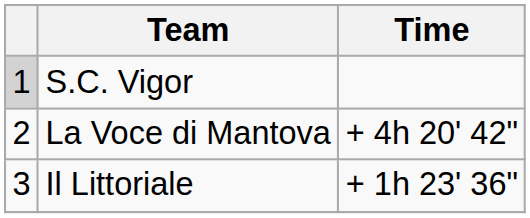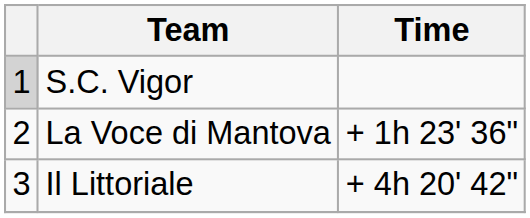(432, 133) + 4h 20' 42" -> (432, 133) + 1h 23' 36"
(432, 184) + 1h 23' 36" -> (432, 184) + 4h 20' 42"
